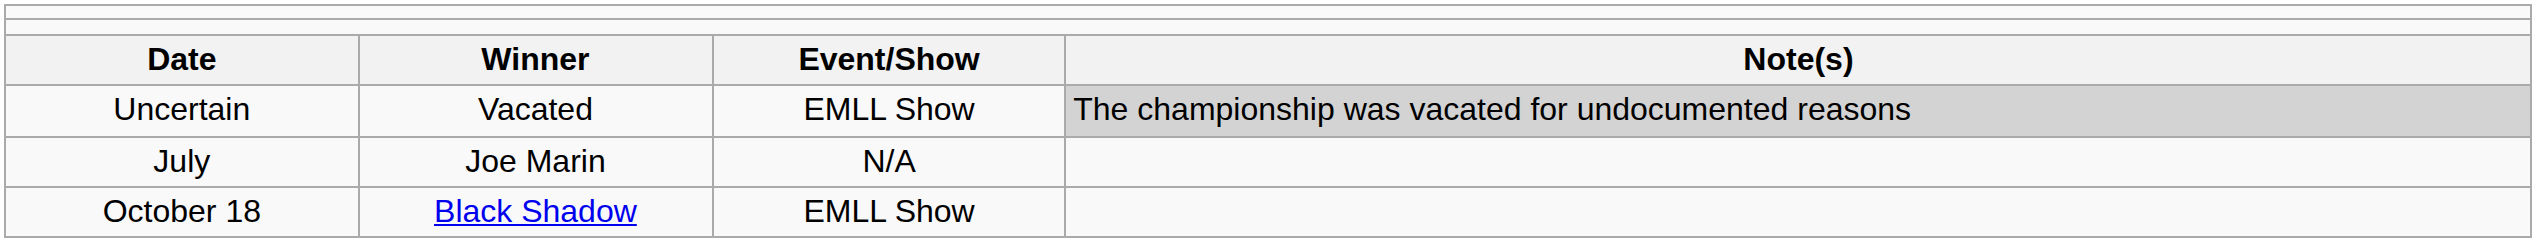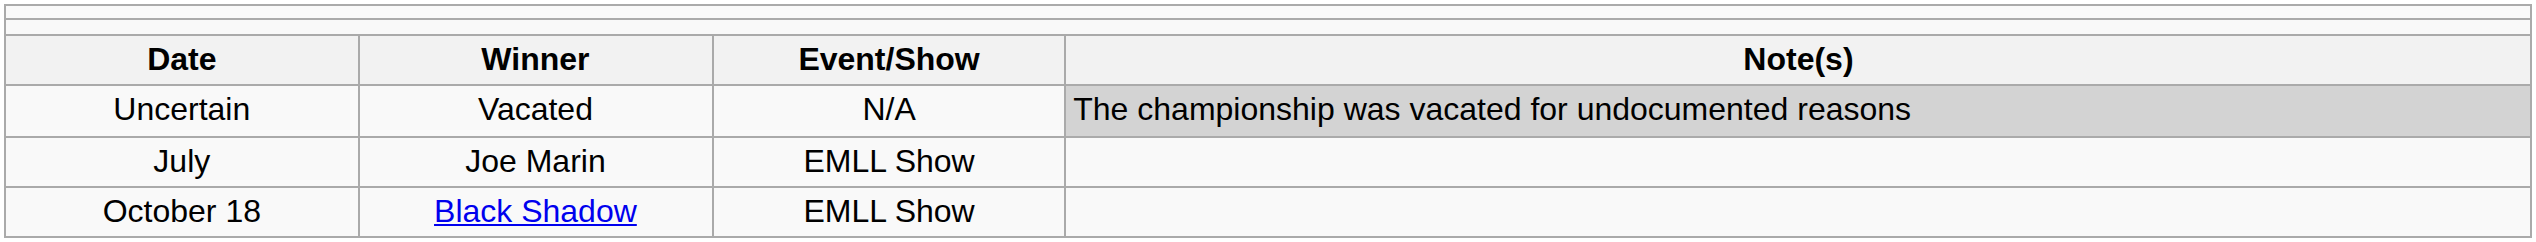(889, 110) EMLL Show -> (889, 110) N/A
(889, 160) N/A -> (889, 160) EMLL Show
